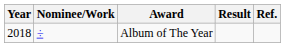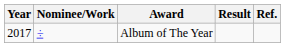(19, 33) 2018 -> (19, 33) 2017
